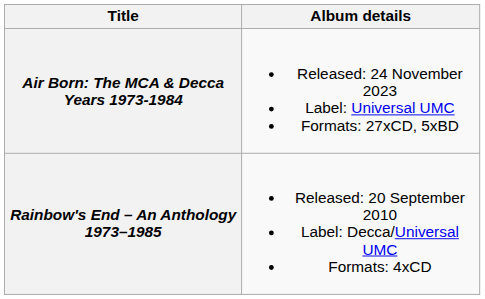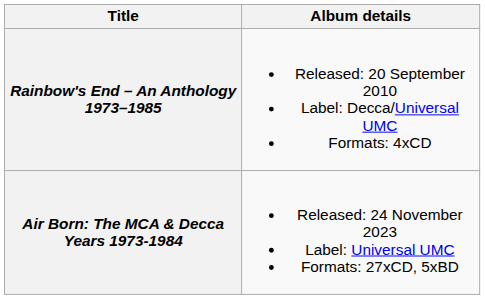rows swapped: (123, 223) <-> (123, 90)
